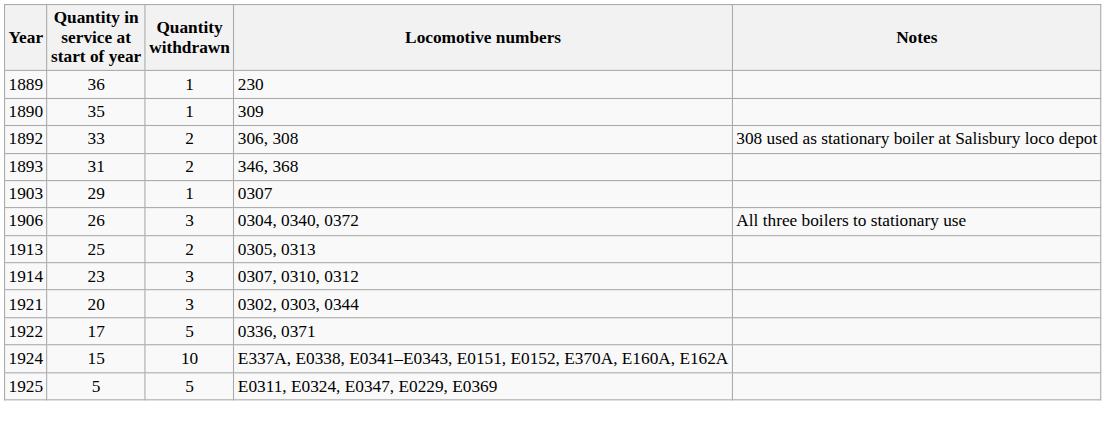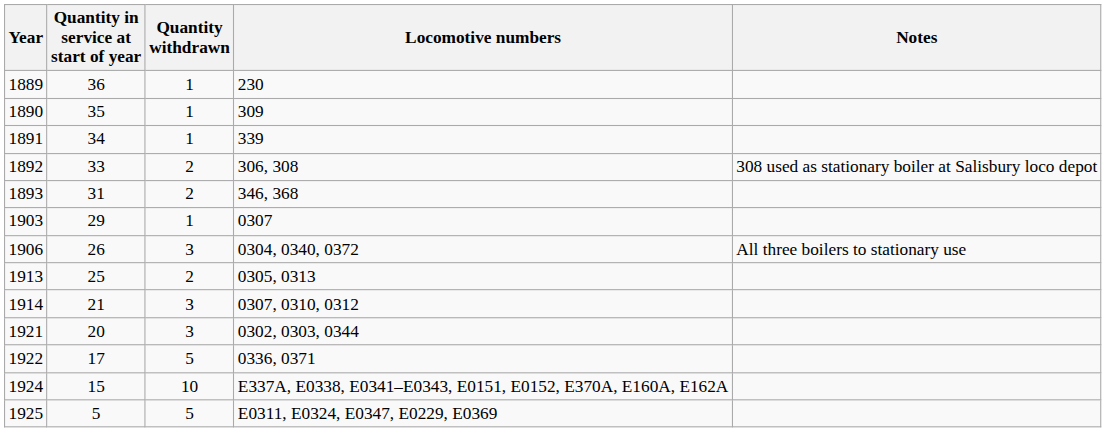+ row: (26, 139)
(96, 276) 23 -> (96, 303) 21
